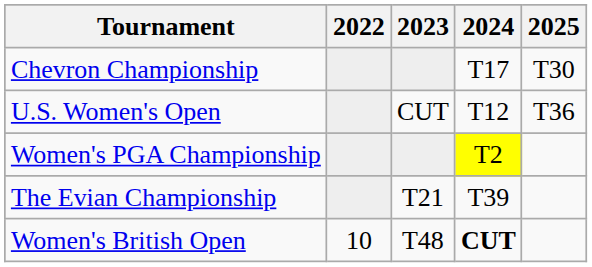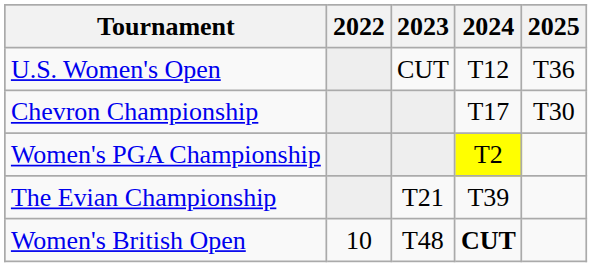rows swapped: (135, 68) <-> (116, 111)
